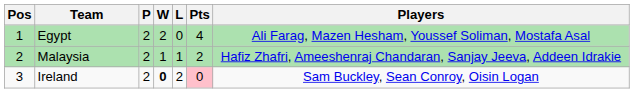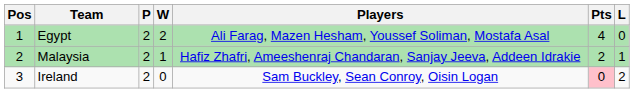columns swapped: (179, 14) <-> (421, 14)
(163, 77) bold -> (163, 77) normal
